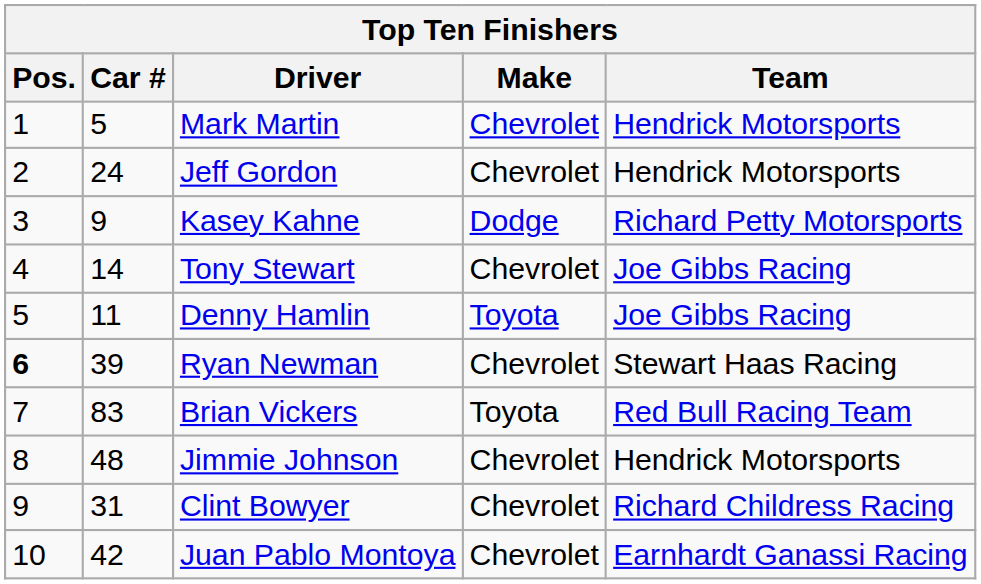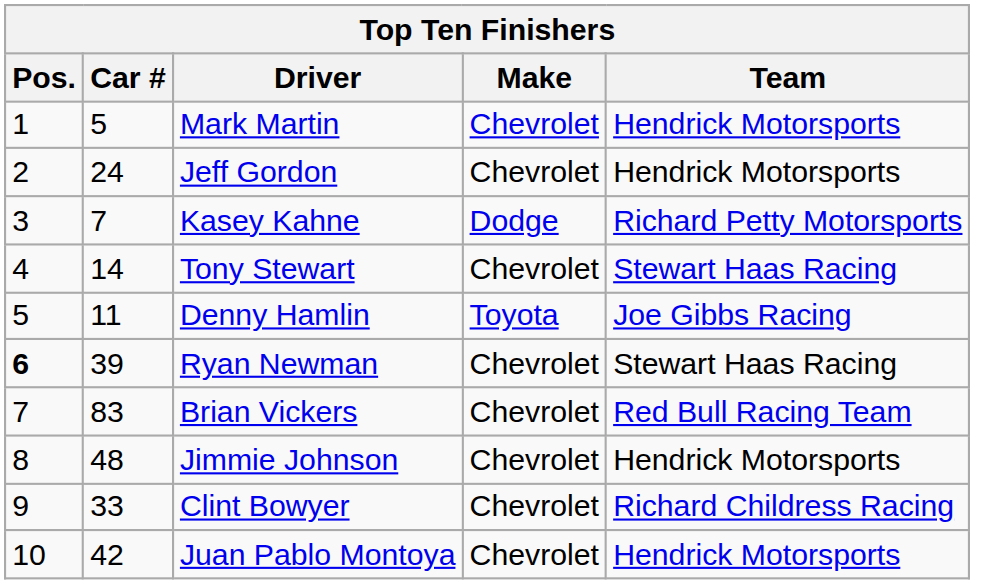(99, 220) 9 -> (99, 220) 7
(732, 268) Joe Gibbs Racing -> (755, 268) Stewart Haas Racing
(514, 412) Toyota -> (534, 412) Chevrolet
(107, 507) 31 -> (107, 507) 33
(790, 555) Earnhardt Ganassi Racing -> (757, 555) Hendrick Motorsports
